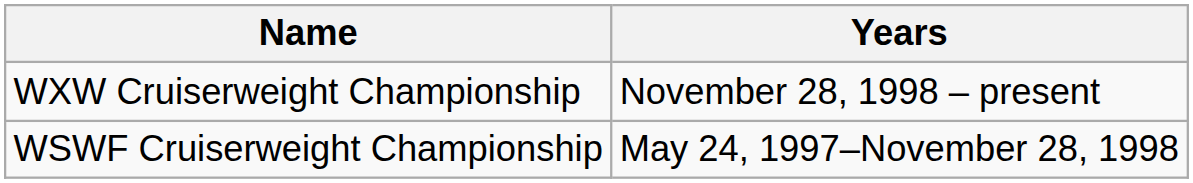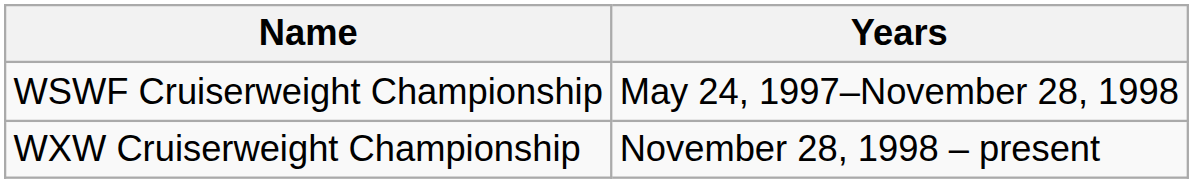rows swapped: (308, 148) <-> (297, 90)
